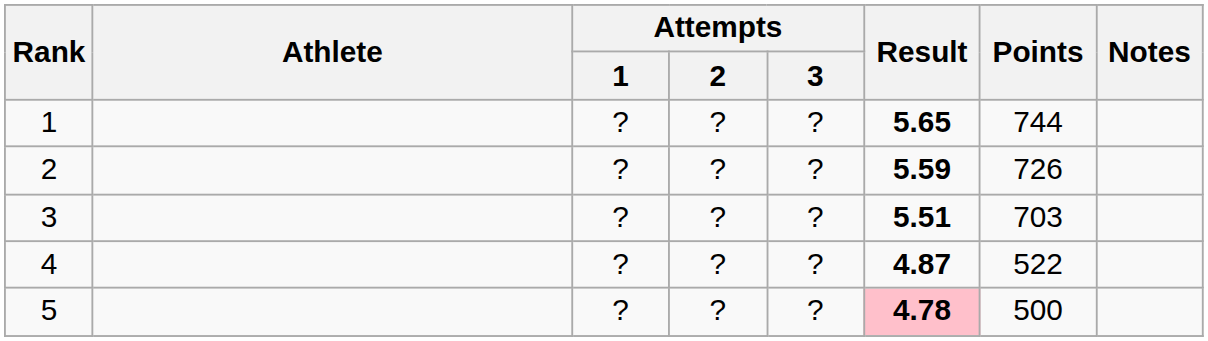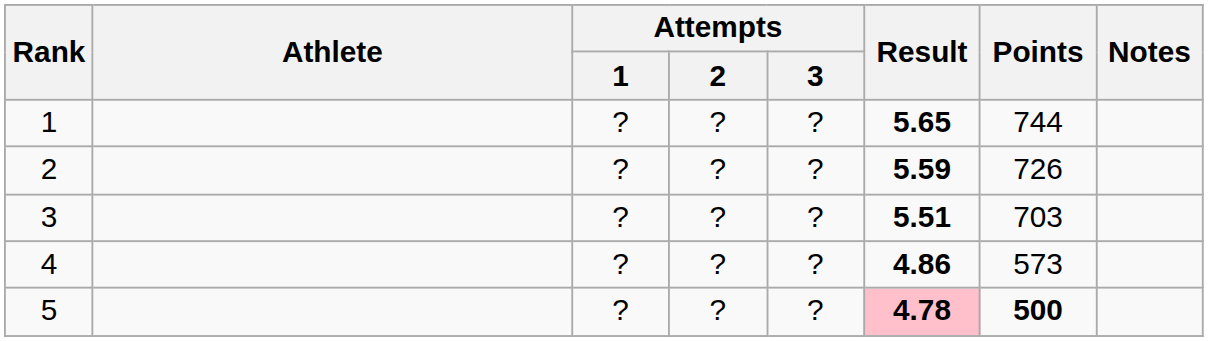(922, 264) 4.87 -> (922, 264) 4.86
(1038, 264) 522 -> (1038, 264) 573
(1038, 311) normal -> (1038, 311) bold
